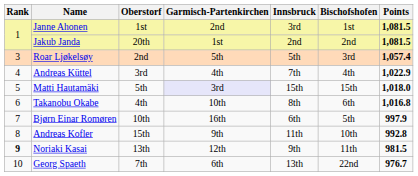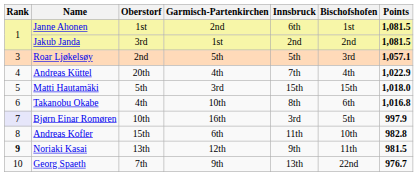(294, 27) 3rd -> (294, 27) 6th
(141, 42) 20th -> (141, 42) 3rd
(396, 57) 1,057.4 -> (396, 57) 1,057.1
(141, 73) 3rd -> (141, 73) 20th
(217, 88) lavender background -> (217, 88) no background
(18, 118) no background -> (18, 118) lavender background
(294, 118) 6th -> (294, 118) 3rd
(217, 133) 9th -> (217, 133) 6th
(396, 133) 992.8 -> (396, 133) 982.8
(217, 164) 6th -> (217, 164) 9th
